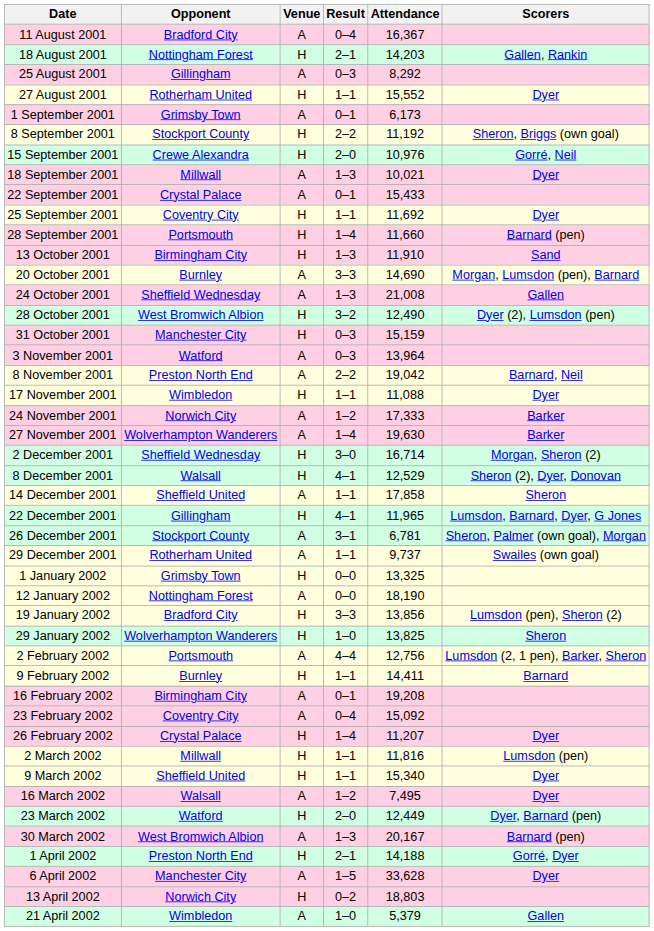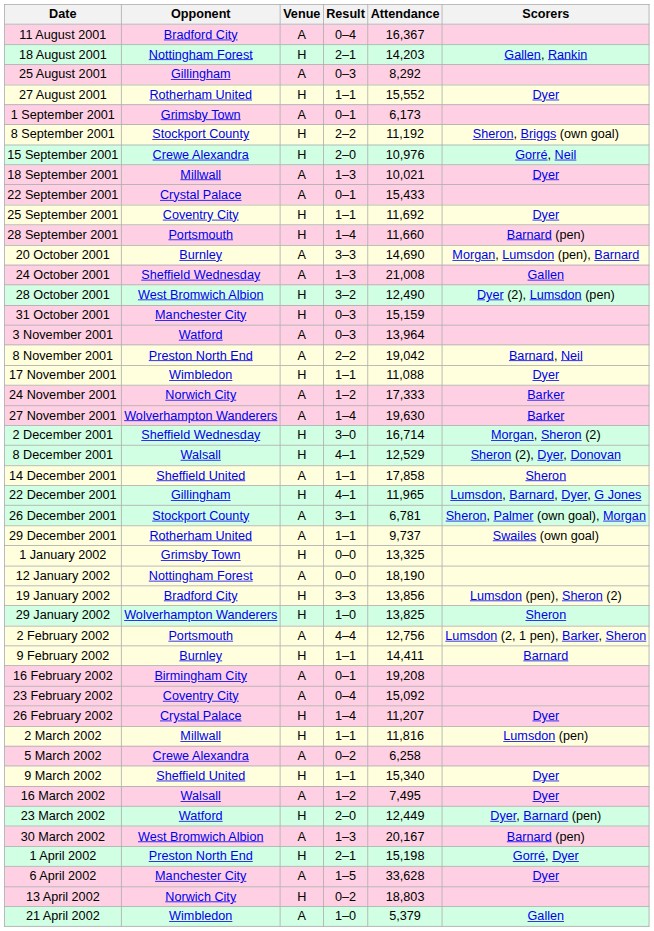- row: (63, 255)
+ row: (63, 756)
(405, 856) 14,188 -> (405, 856) 15,198
